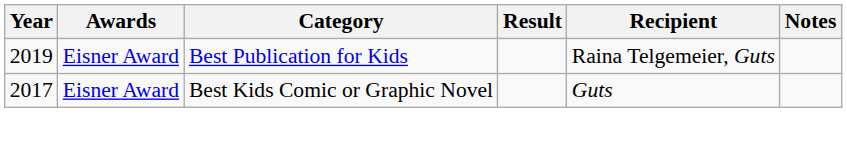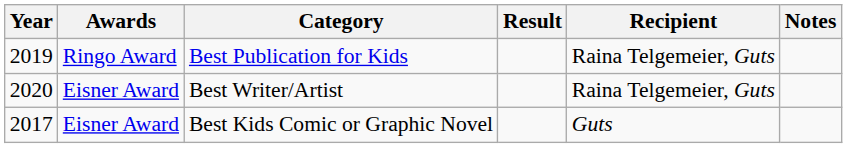(121, 55) Eisner Award -> (120, 55) Ringo Award
+ row: (266, 90)
